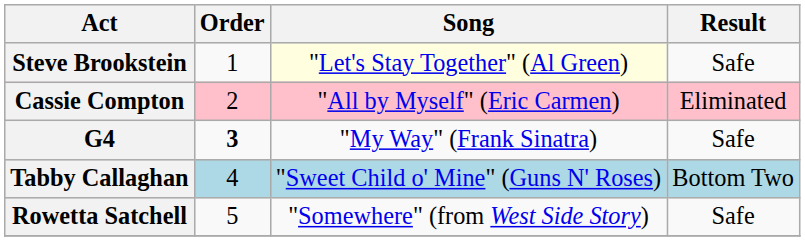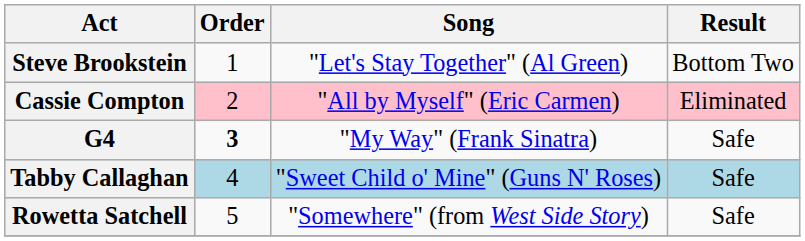(469, 62) lightyellow background -> (469, 62) no background
(733, 62) Safe -> (733, 62) Bottom Two
(733, 178) Bottom Two -> (733, 178) Safe
